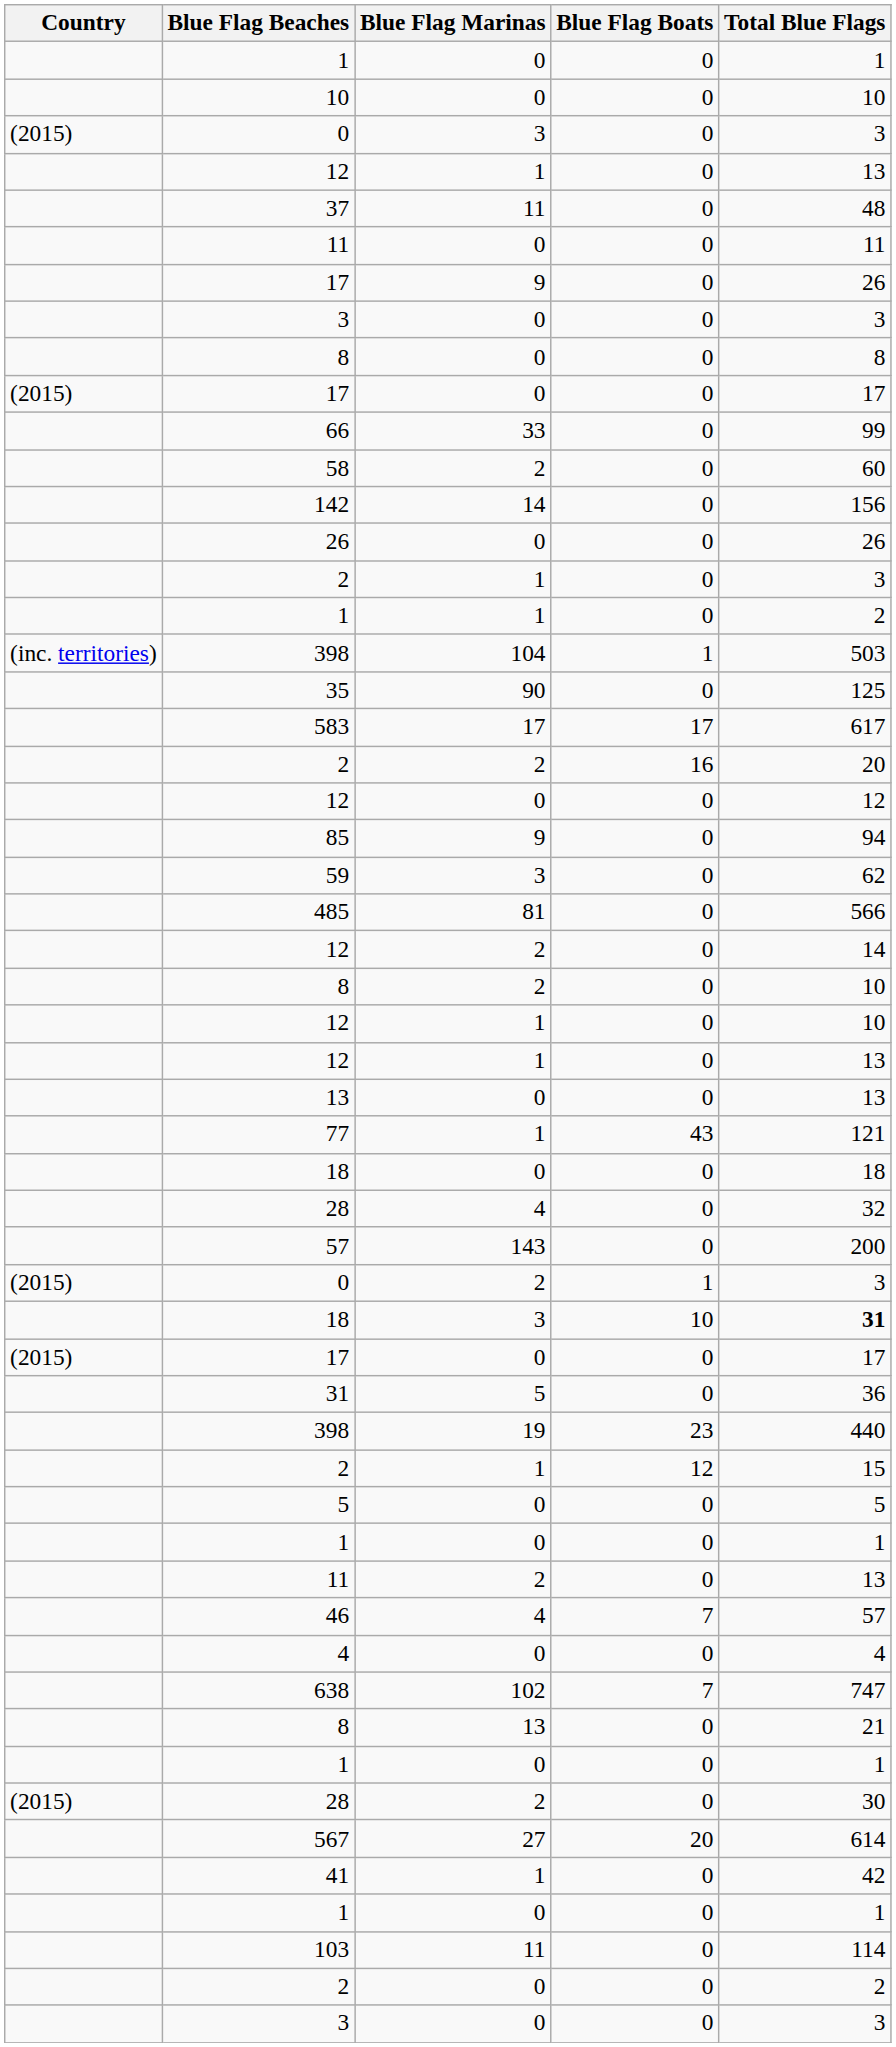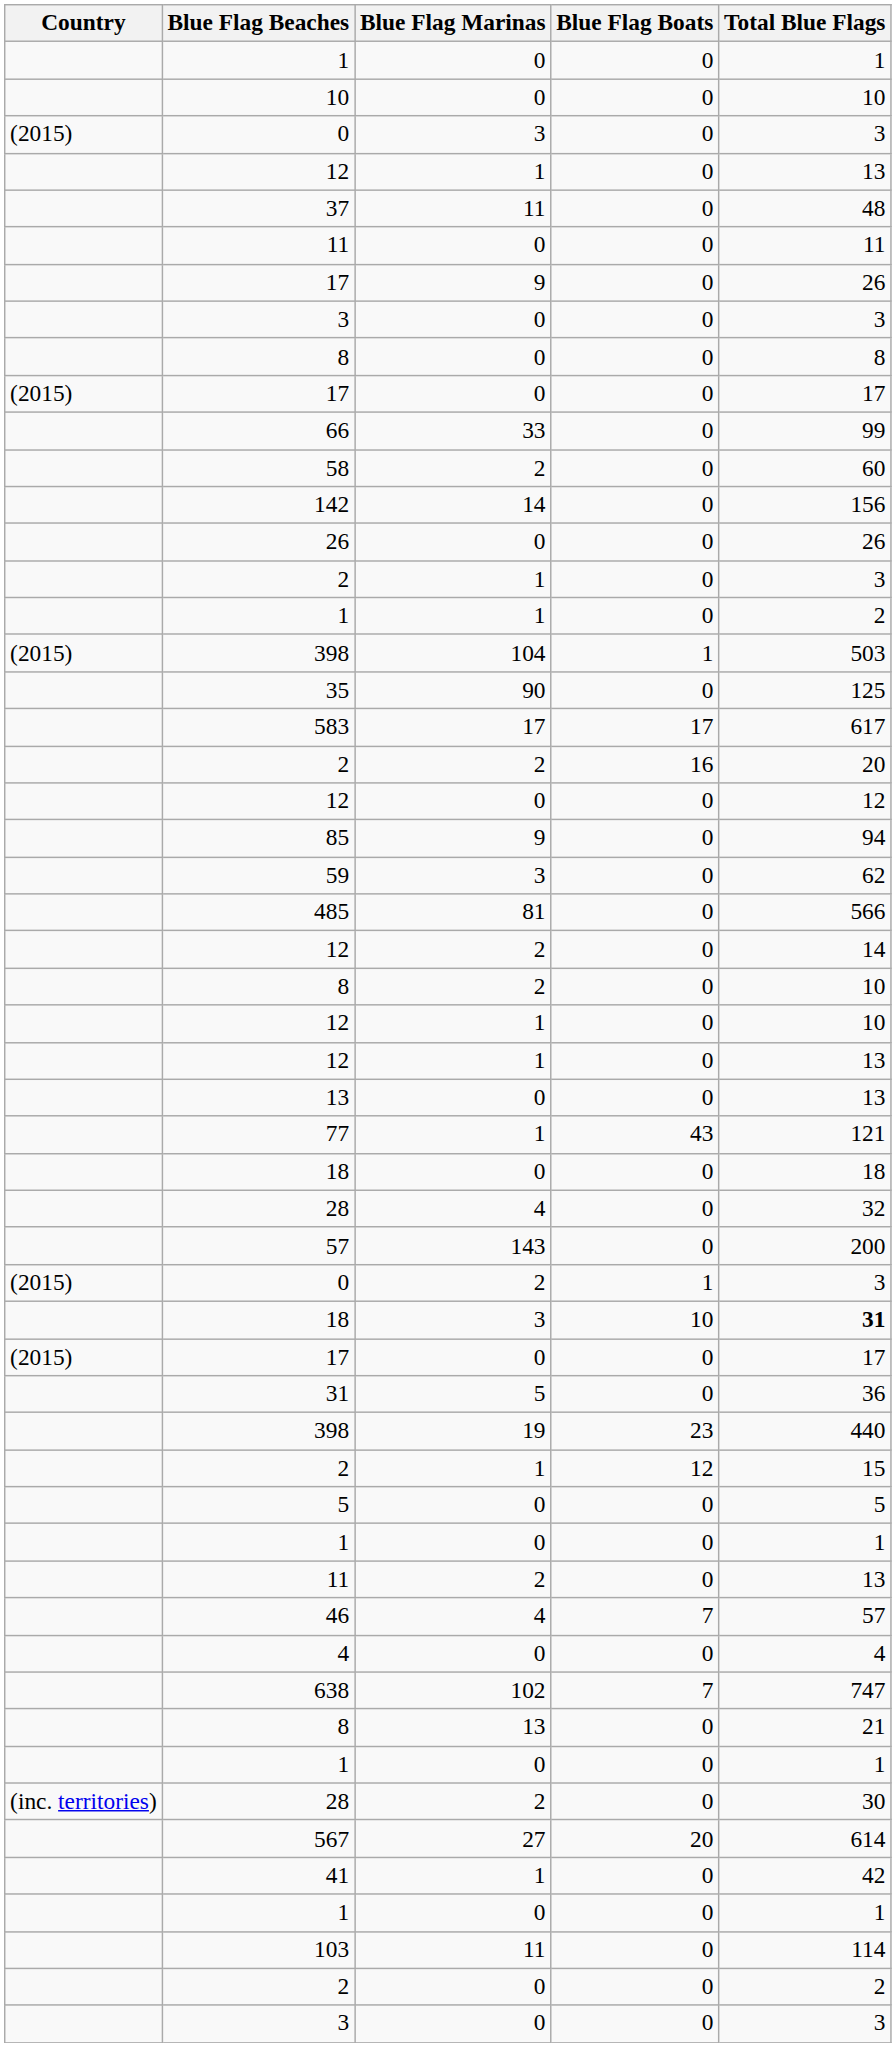(83, 652) (inc. territories) -> (41, 652) (2015)
(41, 1801) (2015) -> (83, 1801) (inc. territories)
